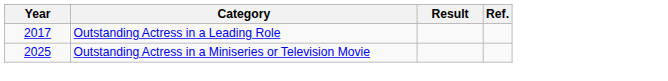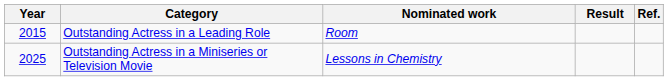+ column: (449, 14)
(38, 33) 2017 -> (32, 33) 2015
